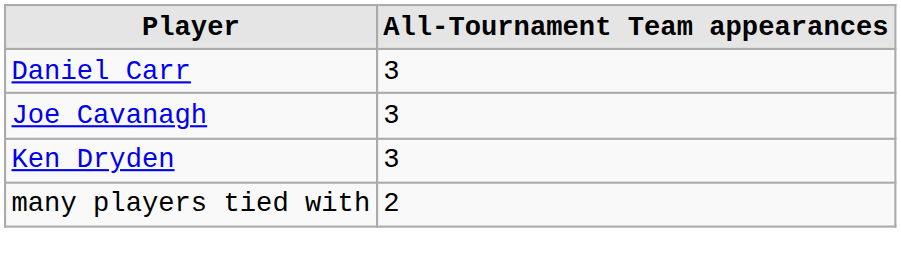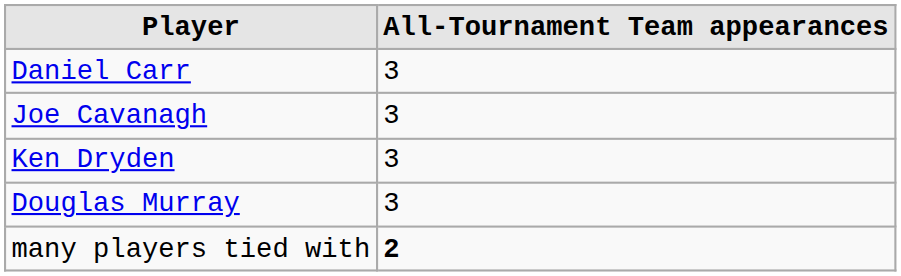+ row: (126, 204)
(391, 204) normal -> (391, 249) bold
